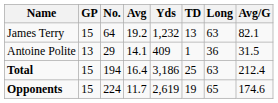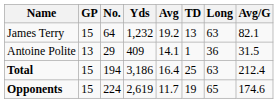columns swapped: (166, 13) <-> (137, 13)
